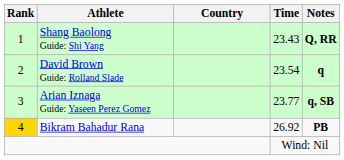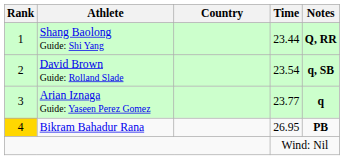(286, 38) 23.43 -> (286, 38) 23.44
(321, 70) q -> (321, 70) q, SB
(321, 102) q, SB -> (321, 102) q
(286, 127) 26.92 -> (286, 127) 26.95
